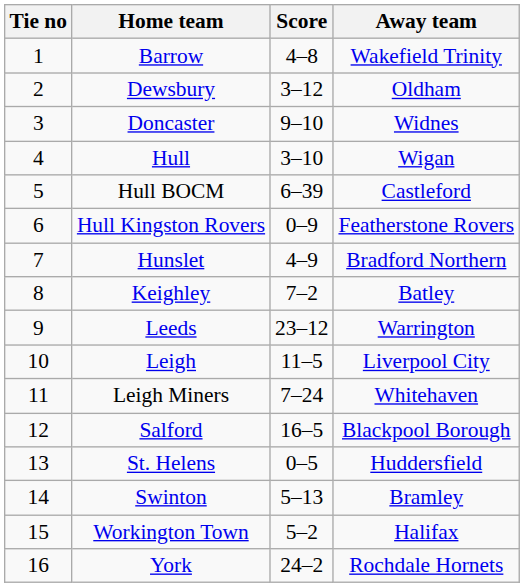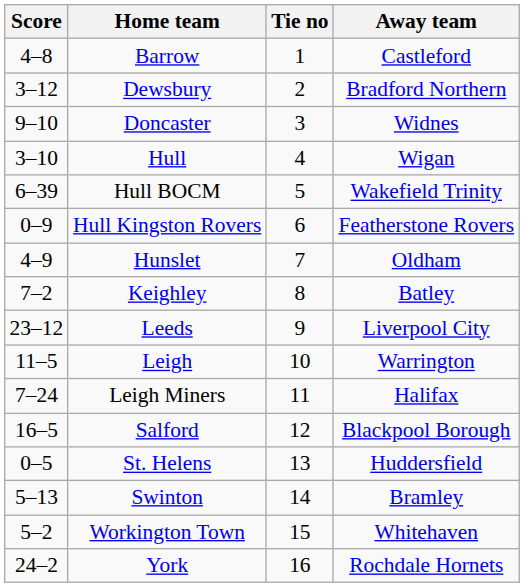columns swapped: (38, 21) <-> (302, 21)
(426, 55) Wakefield Trinity -> (426, 55) Castleford
(426, 89) Oldham -> (426, 89) Bradford Northern
(426, 191) Castleford -> (426, 191) Wakefield Trinity
(426, 259) Bradford Northern -> (426, 259) Oldham
(426, 327) Warrington -> (426, 327) Liverpool City
(426, 361) Liverpool City -> (426, 361) Warrington
(426, 395) Whitehaven -> (426, 395) Halifax
(426, 531) Halifax -> (426, 531) Whitehaven
